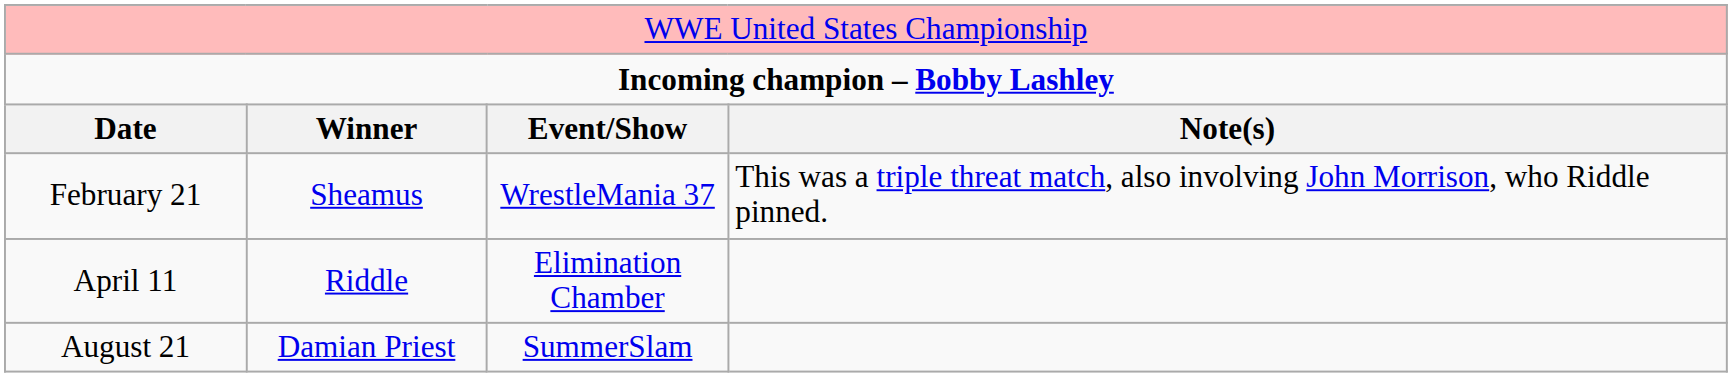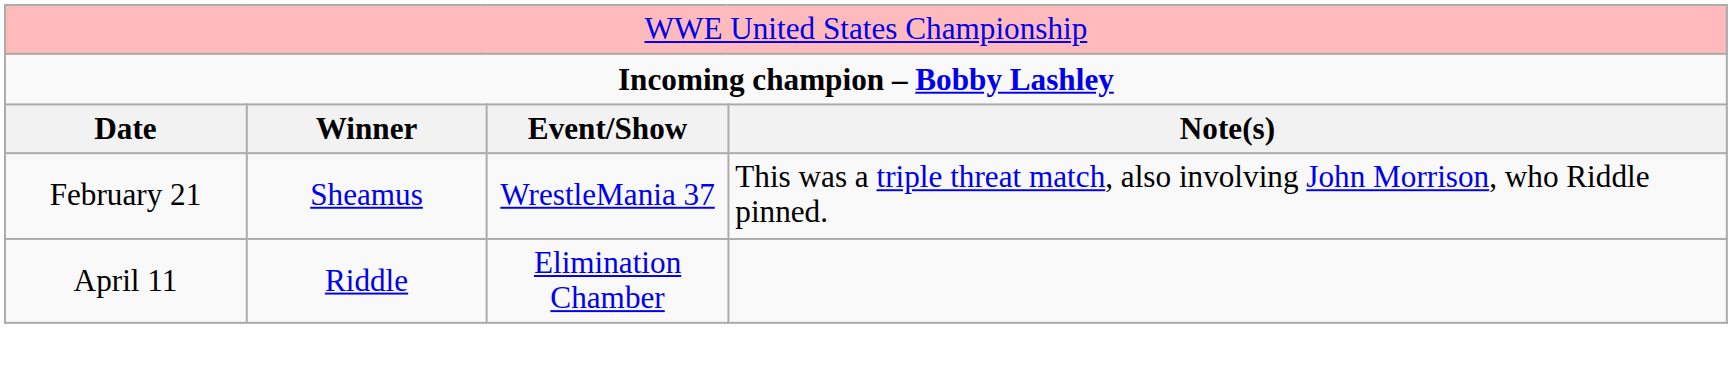- row: (125, 346)
